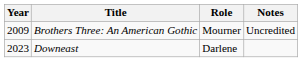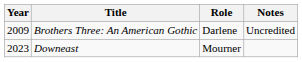(222, 30) Mourner -> (220, 30) Darlene
(220, 48) Darlene -> (222, 48) Mourner
